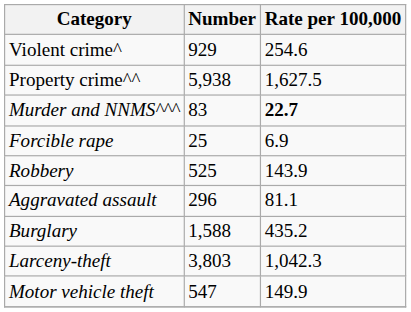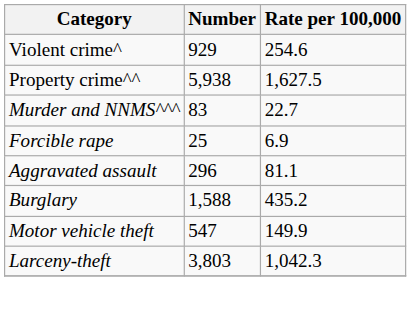(281, 110) bold -> (281, 110) normal
- row: (41, 170)
rows swapped: (60, 261) <-> (81, 291)
